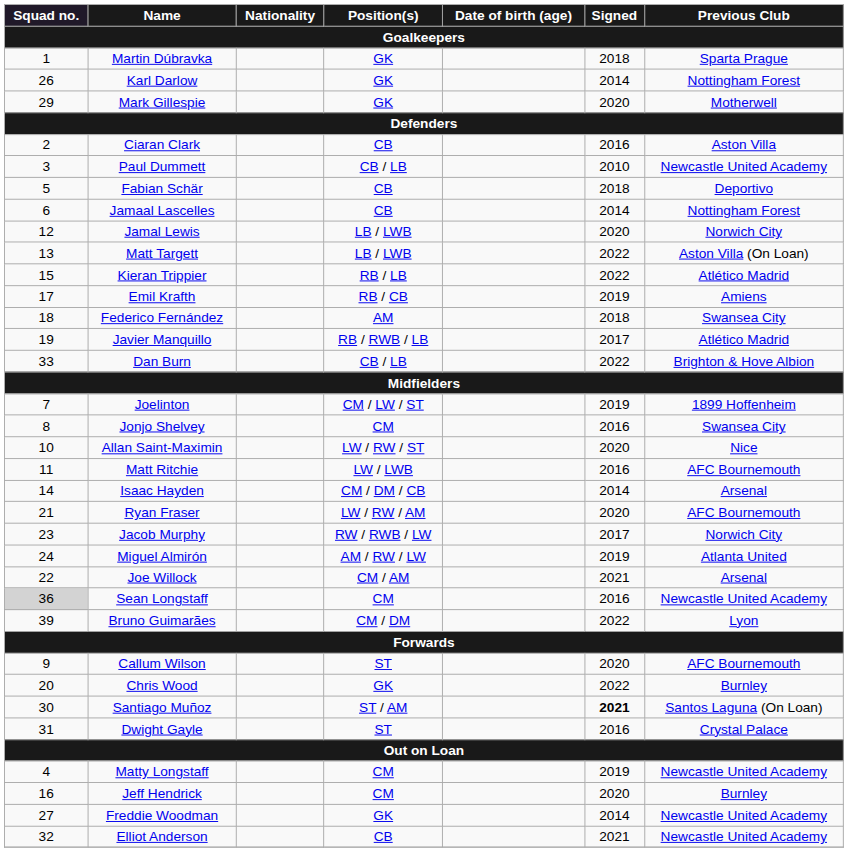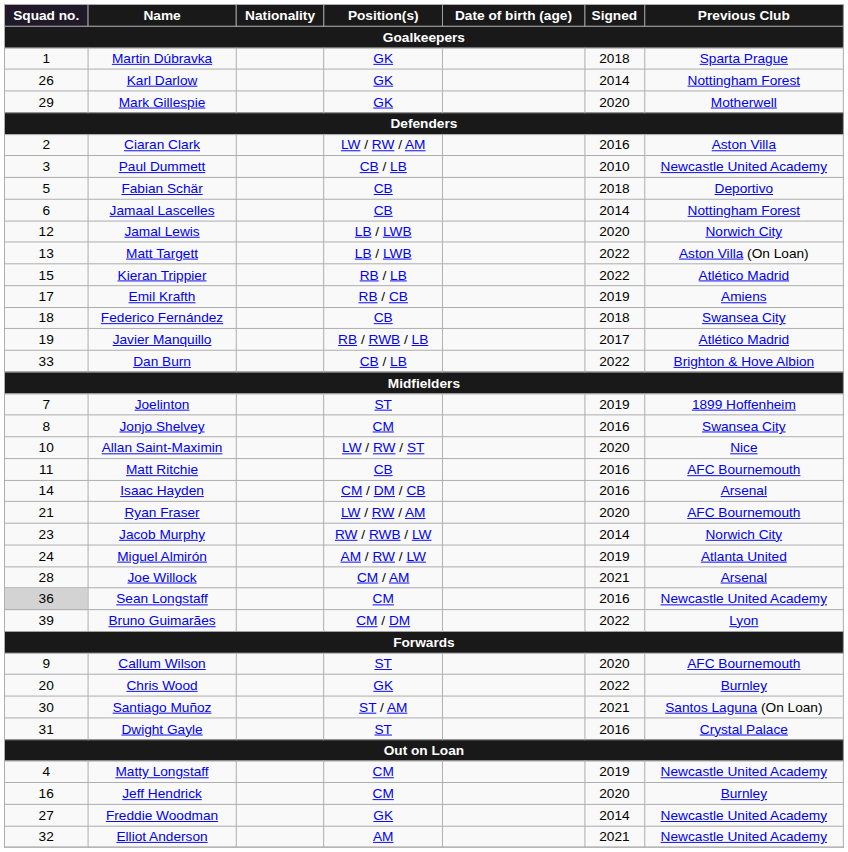(383, 145) CB -> (383, 145) LW / RW / AM
(383, 318) AM -> (383, 318) CB
(383, 405) CM / LW / ST -> (383, 405) ST
(383, 470) LW / LWB -> (383, 470) CB
(614, 491) 2014 -> (614, 491) 2016
(614, 534) 2017 -> (614, 534) 2014
(46, 578) 22 -> (46, 578) 28
(614, 707) bold -> (614, 707) normal
(383, 837) CB -> (383, 837) AM
